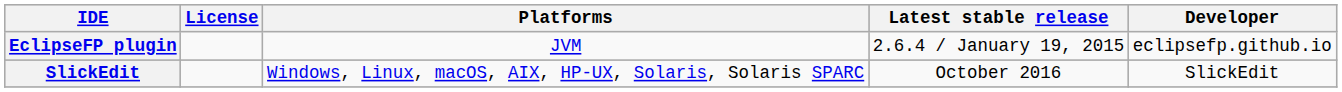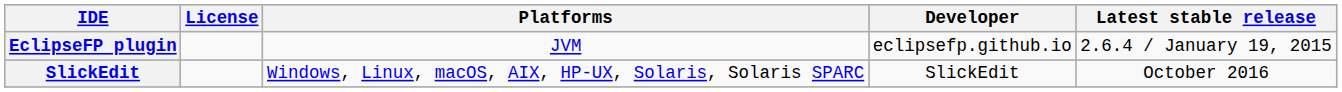columns swapped: (998, 19) <-> (1232, 19)
